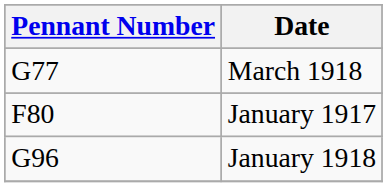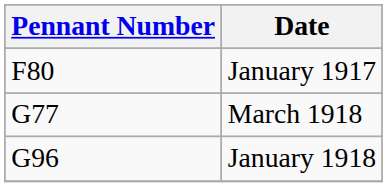rows swapped: (302, 114) <-> (295, 70)
